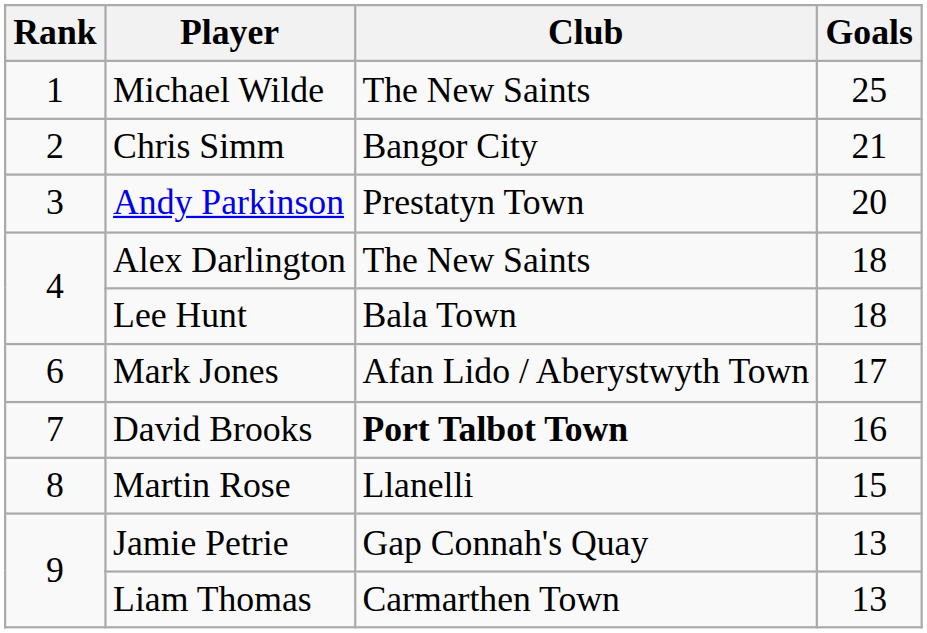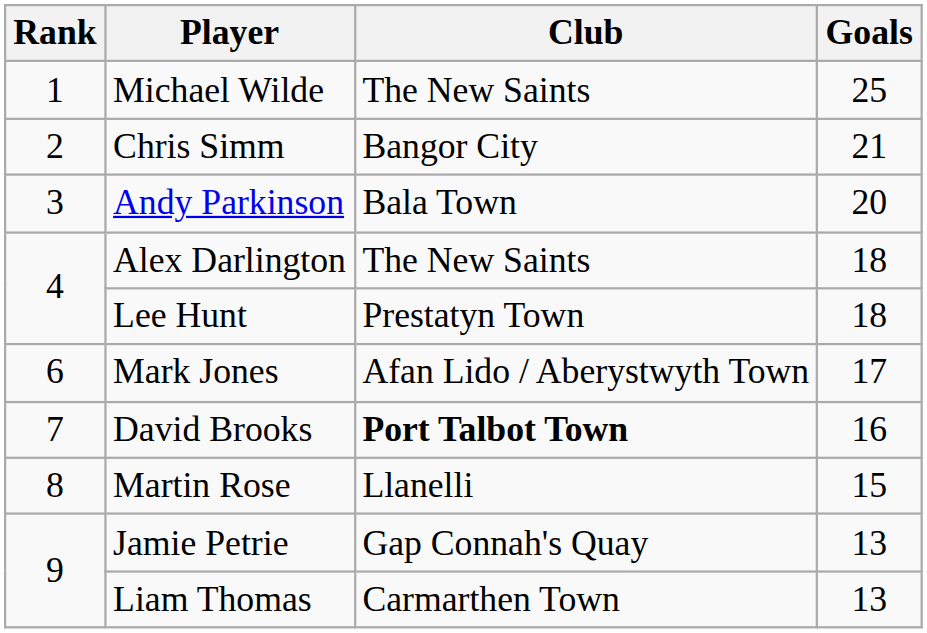(473, 202) Prestatyn Town -> (440, 202) Bala Town
(440, 315) Bala Town -> (473, 315) Prestatyn Town
